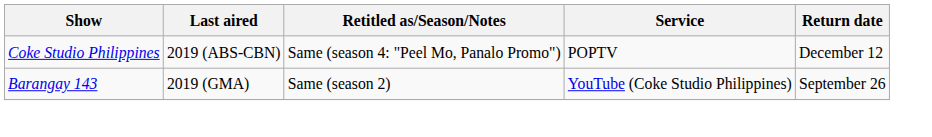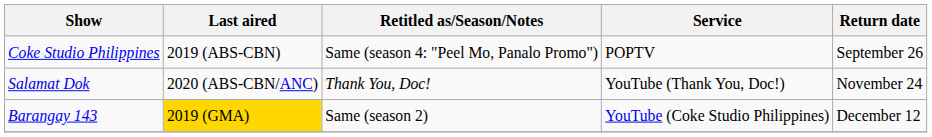(841, 52) December 12 -> (880, 52) September 26
+ row: (49, 84)
(208, 84) no background -> (208, 116) gold background
(842, 84) September 26 -> (878, 116) December 12
